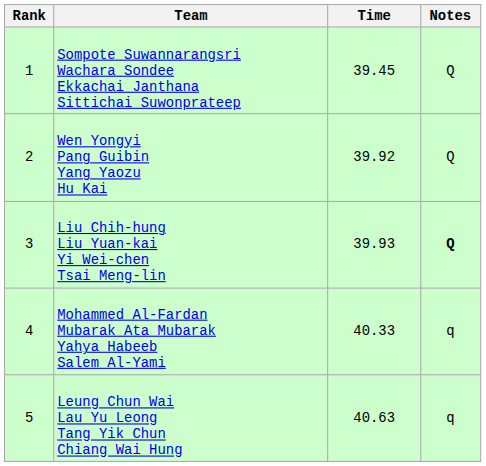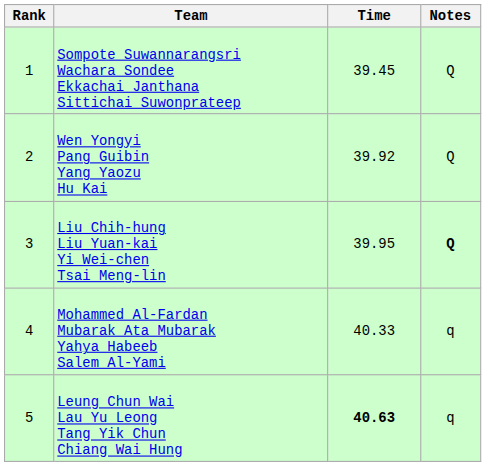(374, 244) 39.93 -> (374, 244) 39.95
(374, 418) normal -> (374, 418) bold
